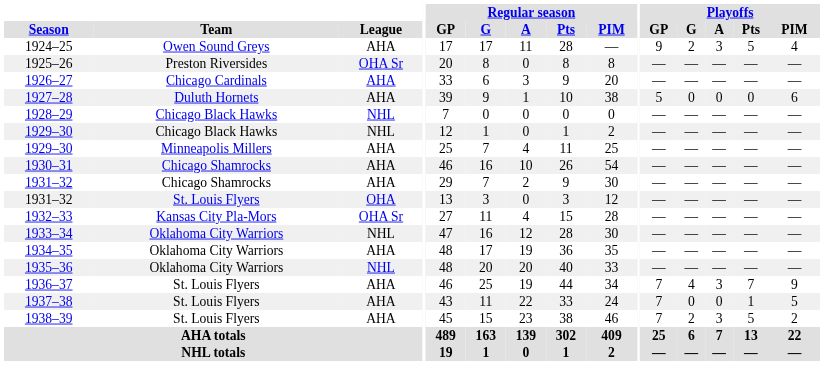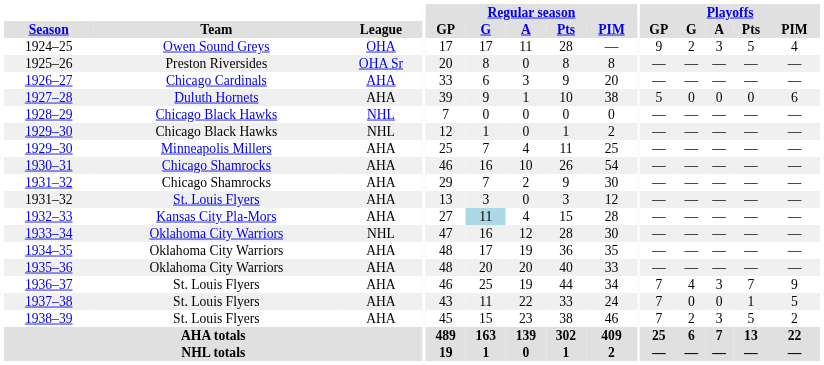(381, 46) AHA -> (381, 46) OHA
(381, 199) OHA -> (381, 199) AHA
(381, 216) OHA Sr -> (381, 216) AHA
(486, 216) no background -> (486, 216) lightblue background
(381, 267) NHL -> (381, 267) AHA
